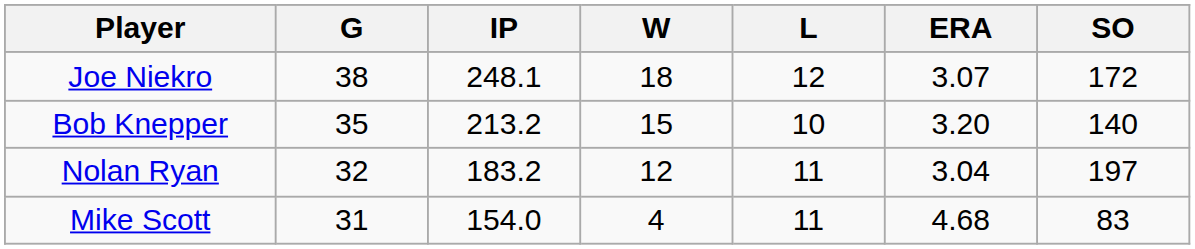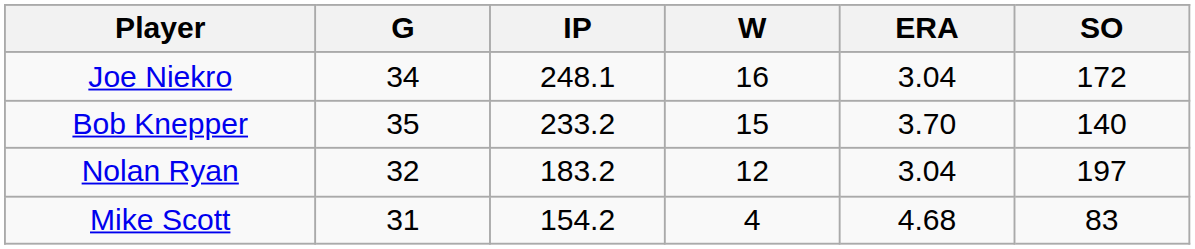- column: (808, 28)
(352, 76) 38 -> (403, 76) 34
(656, 76) 18 -> (752, 76) 16
(961, 76) 3.07 -> (927, 76) 3.04
(504, 123) 213.2 -> (578, 123) 233.2
(961, 123) 3.20 -> (927, 123) 3.70
(504, 219) 154.0 -> (578, 219) 154.2
